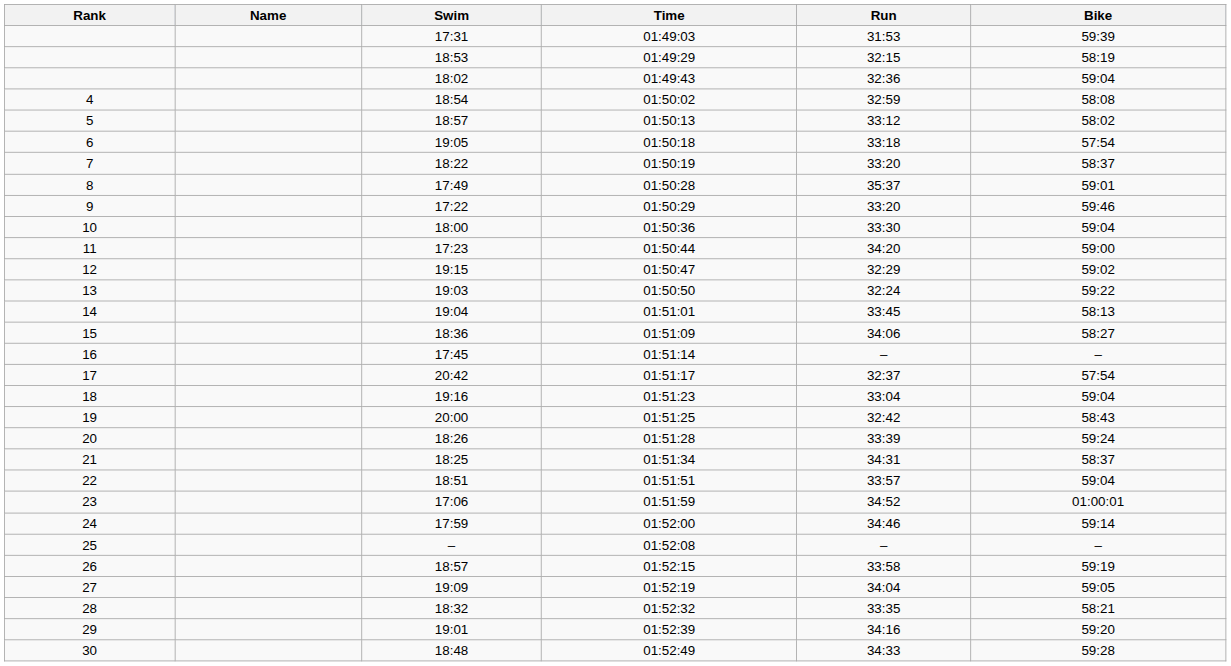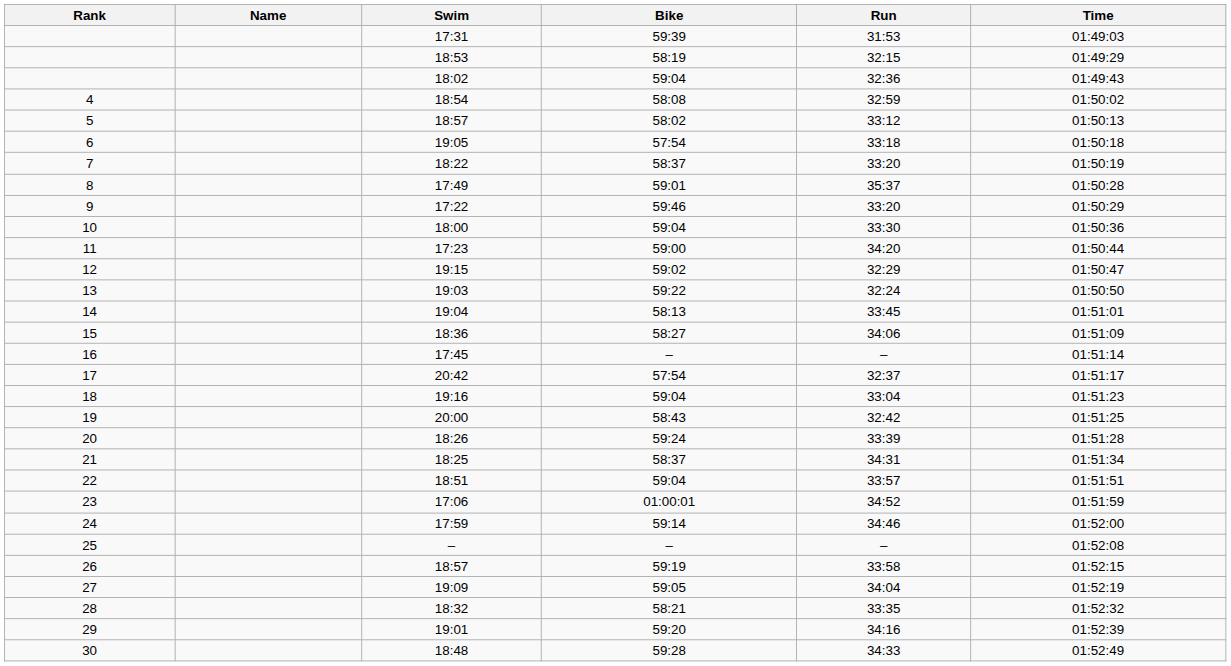columns swapped: (1098, 15) <-> (669, 15)
